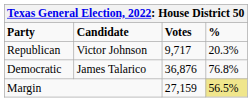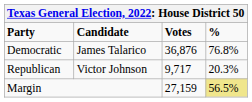rows swapped: (34, 69) <-> (34, 50)
